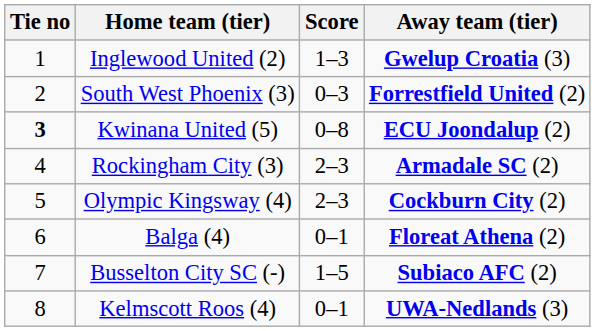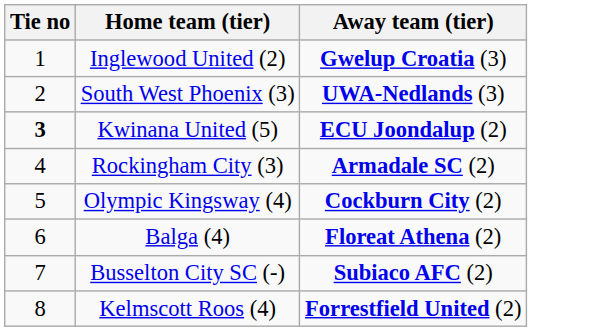- column: (332, 22)
(477, 93) Forrestfield United (2) -> (413, 93) UWA-Nedlands (3)
(477, 308) UWA-Nedlands (3) -> (413, 308) Forrestfield United (2)
